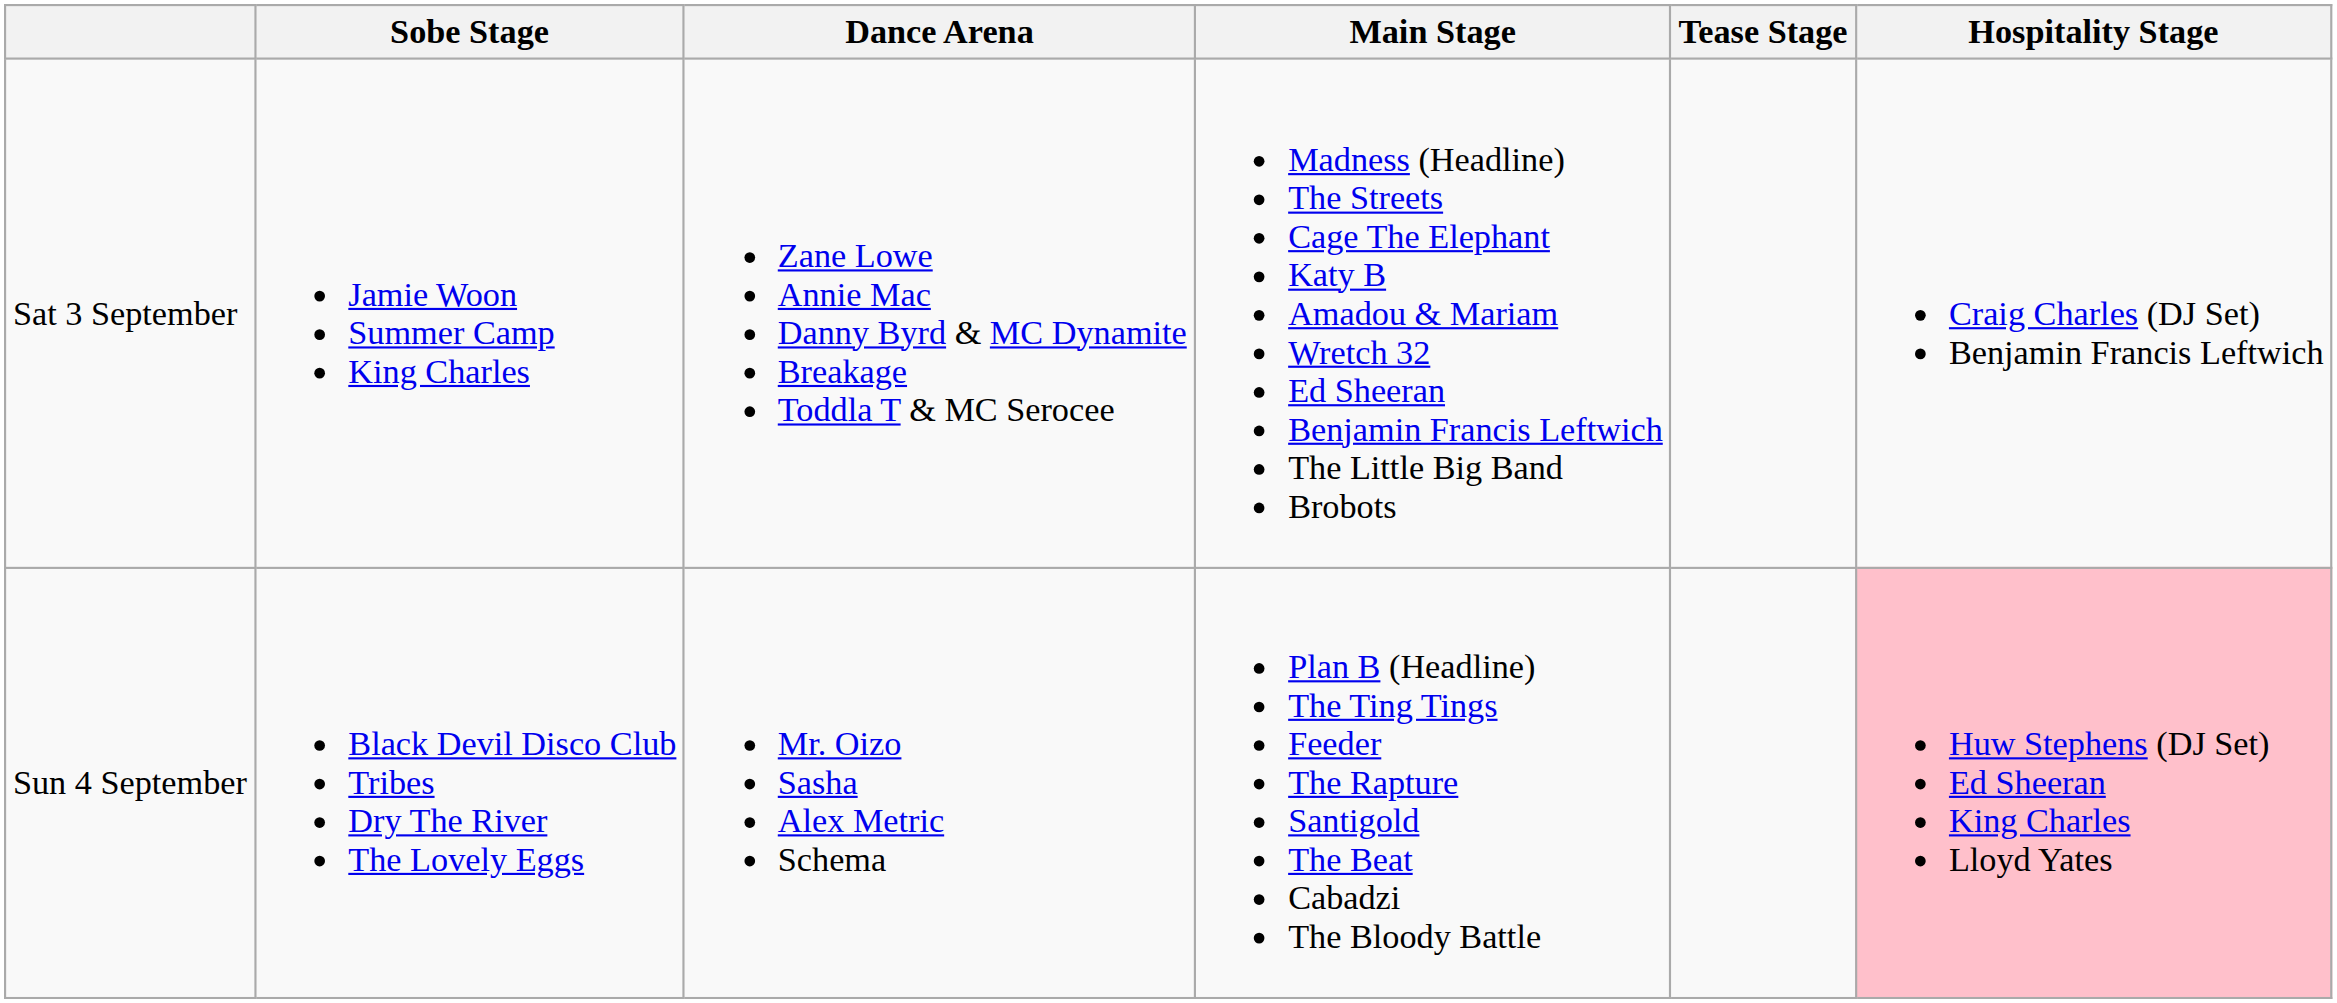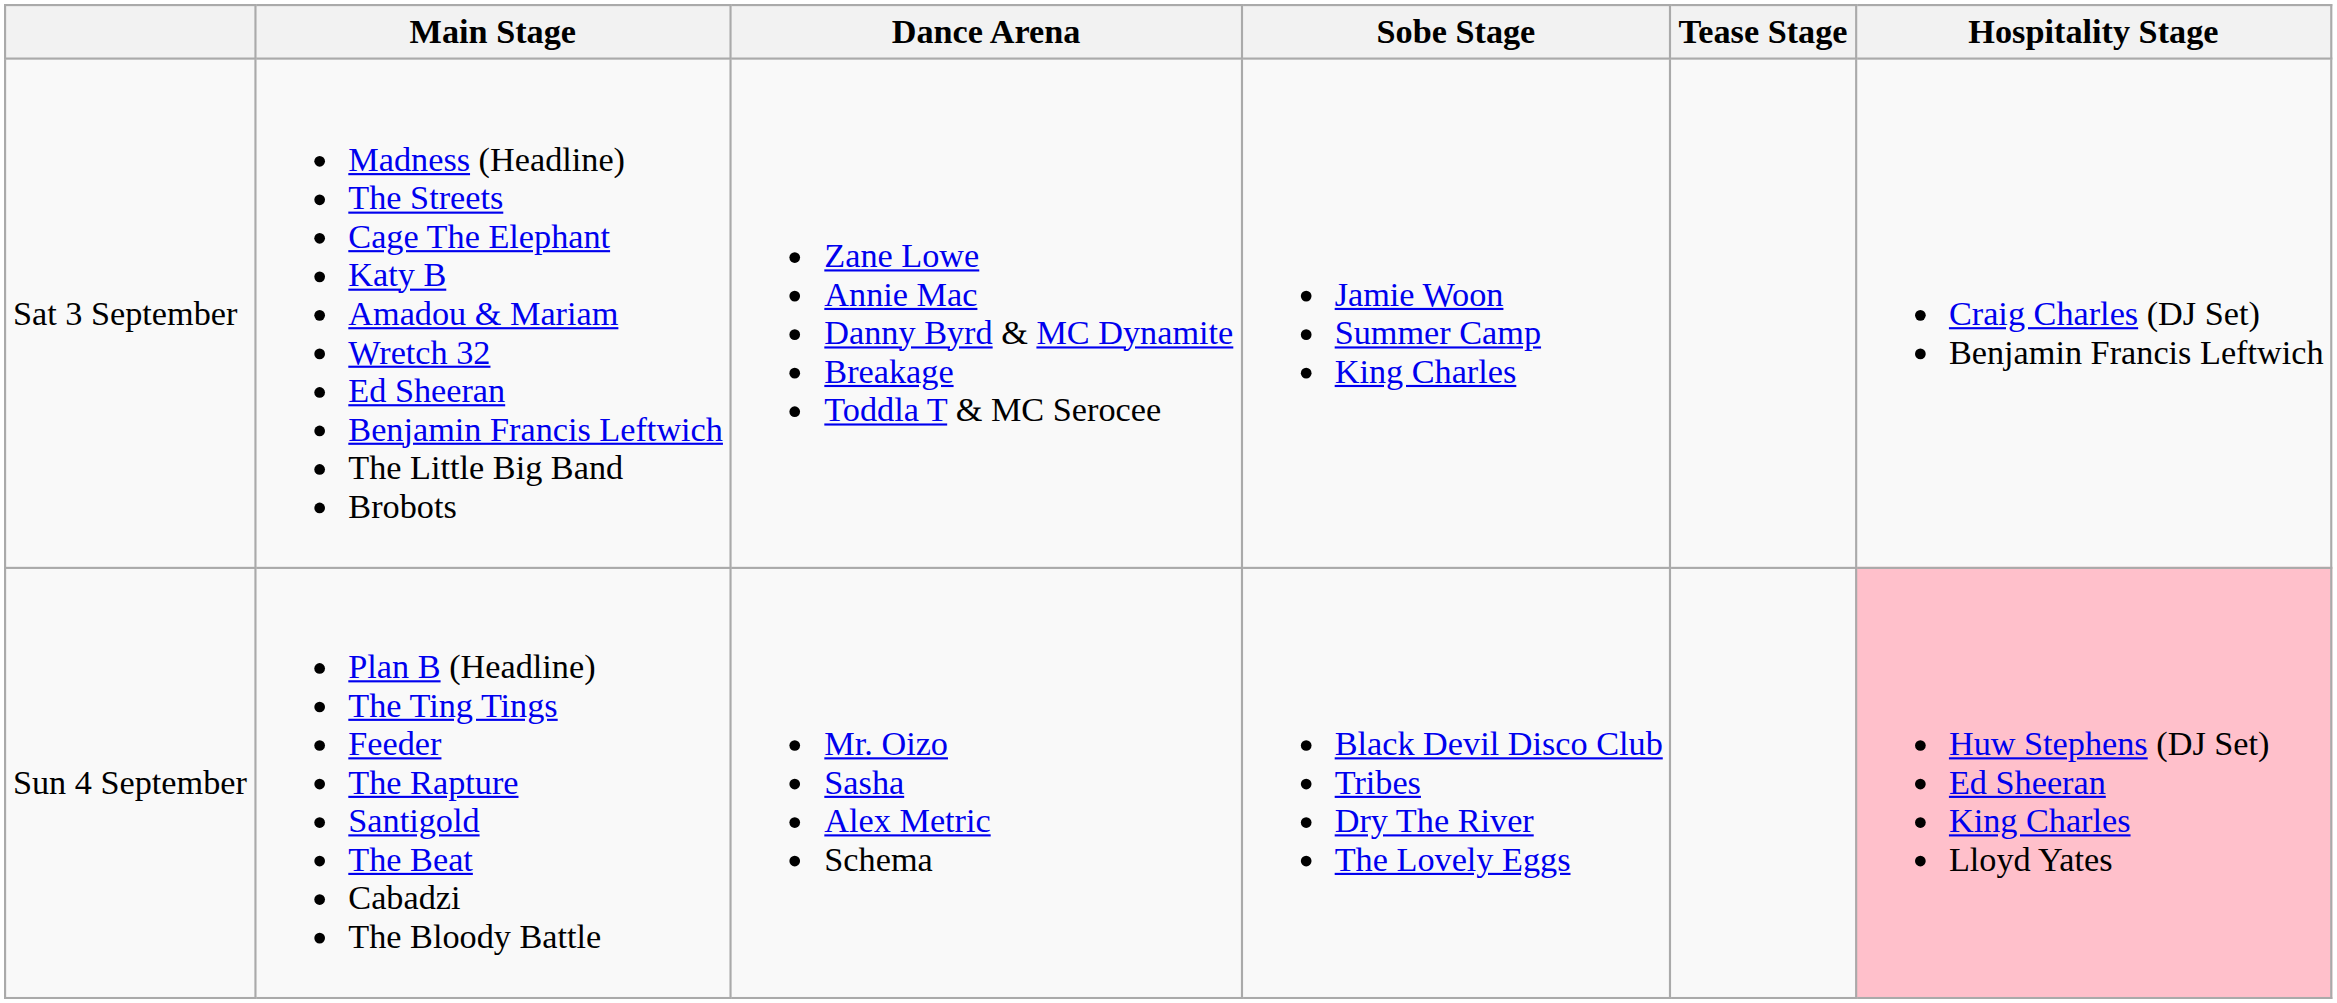columns swapped: (1433, 31) <-> (470, 31)
